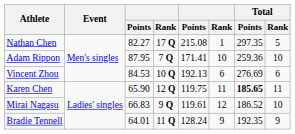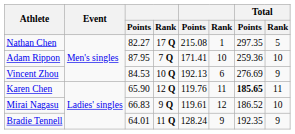(278, 74) 6 -> (278, 74) 9
(194, 90) 119.75 -> (194, 90) 119.76
